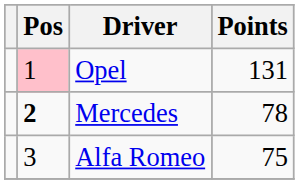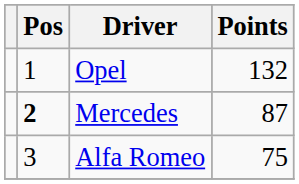(30, 70) pink background -> (30, 70) no background
(268, 70) 131 -> (268, 70) 132
(275, 113) 78 -> (275, 113) 87
